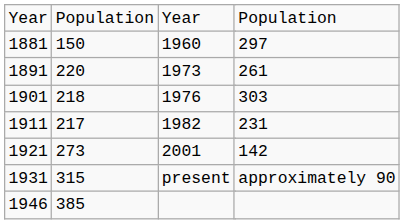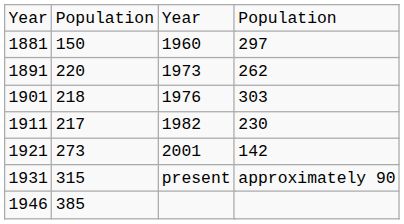(253, 71) 261 -> (253, 71) 262
(253, 125) 231 -> (253, 125) 230
